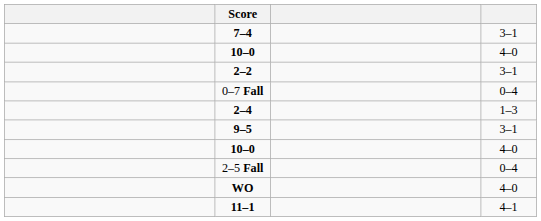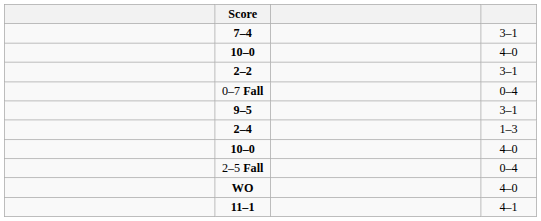rows swapped: (243, 129) <-> (243, 110)
